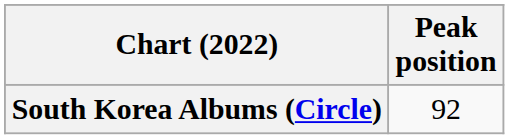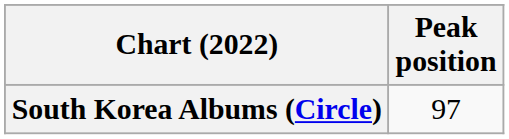(446, 108) 92 -> (446, 108) 97
